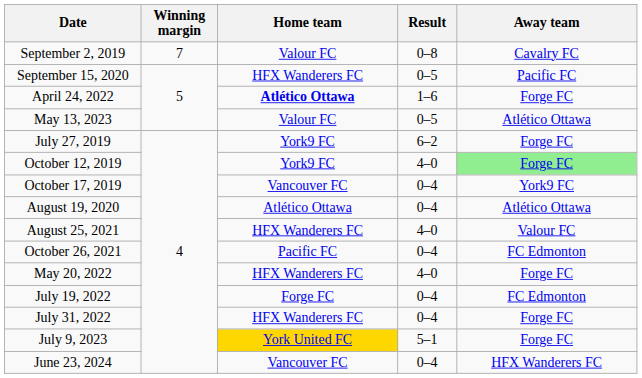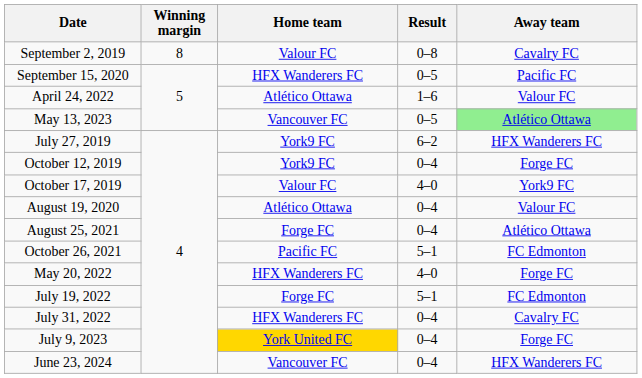(179, 53) 7 -> (179, 53) 8
(308, 97) bold -> (308, 97) normal
(547, 97) Forge FC -> (547, 97) Valour FC
(308, 119) Valour FC -> (308, 119) Vancouver FC
(547, 119) no background -> (547, 119) lightgreen background
(547, 141) Forge FC -> (547, 141) HFX Wanderers FC
(427, 163) 4–0 -> (427, 163) 0–4
(547, 163) lightgreen background -> (547, 163) no background
(308, 185) Vancouver FC -> (308, 185) Valour FC
(427, 185) 0–4 -> (427, 185) 4–0
(547, 207) Atlético Ottawa -> (547, 207) Valour FC
(308, 229) HFX Wanderers FC -> (308, 229) Forge FC
(427, 229) 4–0 -> (427, 229) 0–4
(547, 229) Valour FC -> (547, 229) Atlético Ottawa
(427, 251) 0–4 -> (427, 251) 5–1
(427, 296) 0–4 -> (427, 296) 5–1
(547, 318) Forge FC -> (547, 318) Cavalry FC
(427, 340) 5–1 -> (427, 340) 0–4
